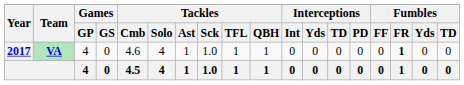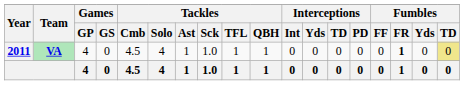(19, 51) 2017 -> (19, 51) 2011
(133, 51) 4.6 -> (133, 51) 4.5
(448, 51) no background -> (448, 51) khaki background
